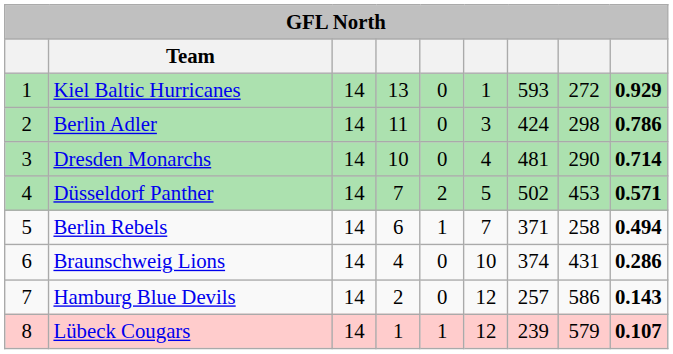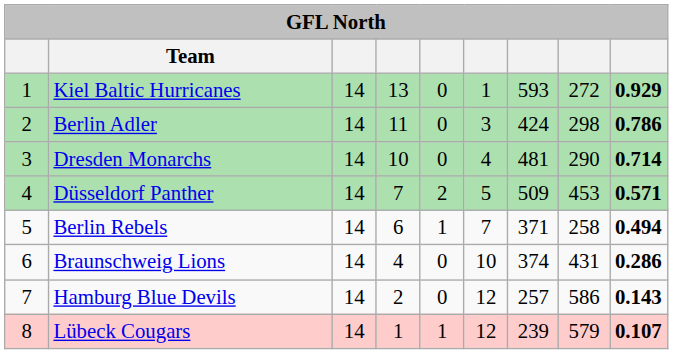(533, 193) 502 -> (533, 193) 509
